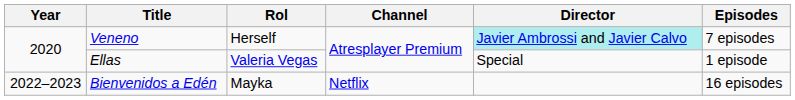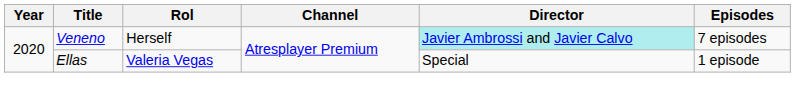- row: (153, 83)
